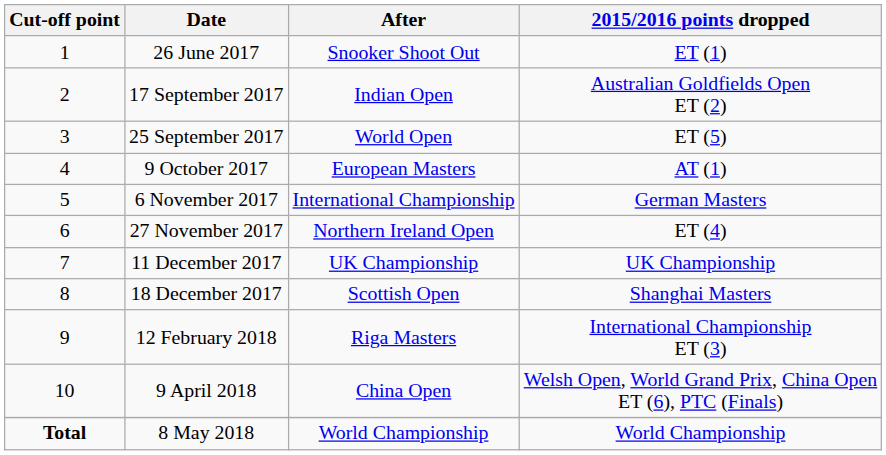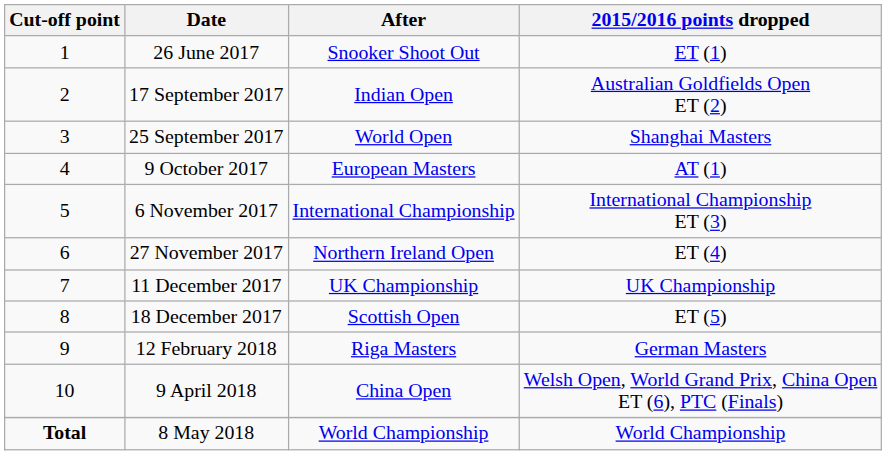(701, 136) ET (5) -> (701, 136) Shanghai Masters
(701, 199) German Masters -> (701, 211) International Championship ET (3)
(701, 294) Shanghai Masters -> (701, 316) ET (5)
(701, 336) International Championship ET (3) -> (701, 348) German Masters
